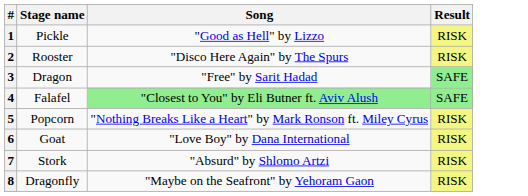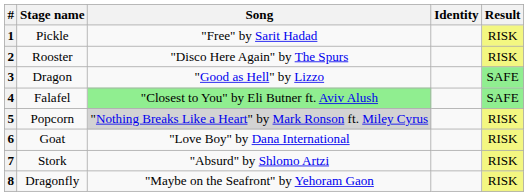+ column: (456, 14)
(259, 35) "Good as Hell" by Lizzo -> (259, 35) "Free" by Sarit Hadad
(259, 77) "Free" by Sarit Hadad -> (259, 77) "Good as Hell" by Lizzo
(259, 118) no background -> (259, 118) lightgrey background
